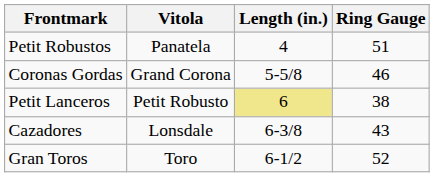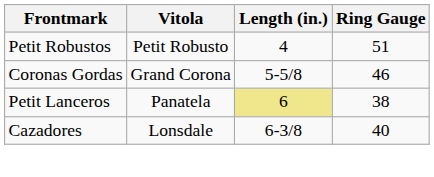(181, 46) Panatela -> (181, 46) Petit Robusto
(181, 102) Petit Robusto -> (181, 102) Panatela
(381, 130) 43 -> (381, 130) 40
- row: (48, 158)
